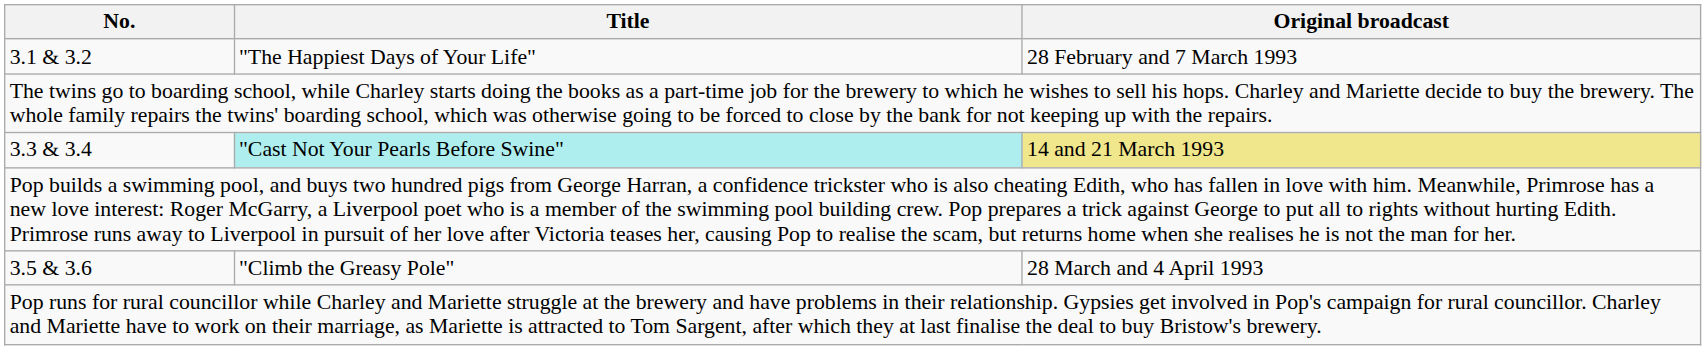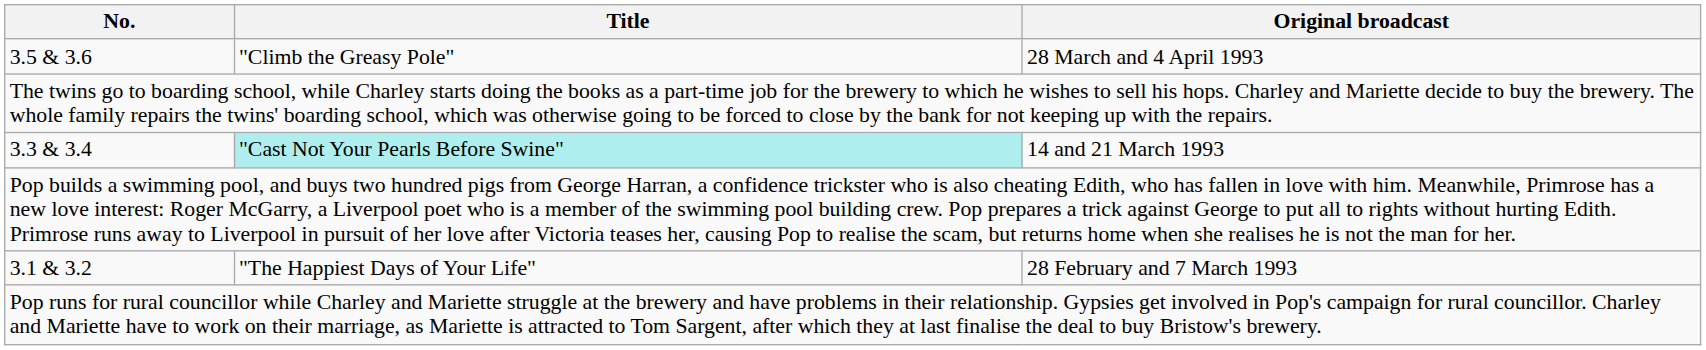rows swapped: (51, 56) <-> (51, 267)
(1126, 149) khaki background -> (1126, 149) no background
